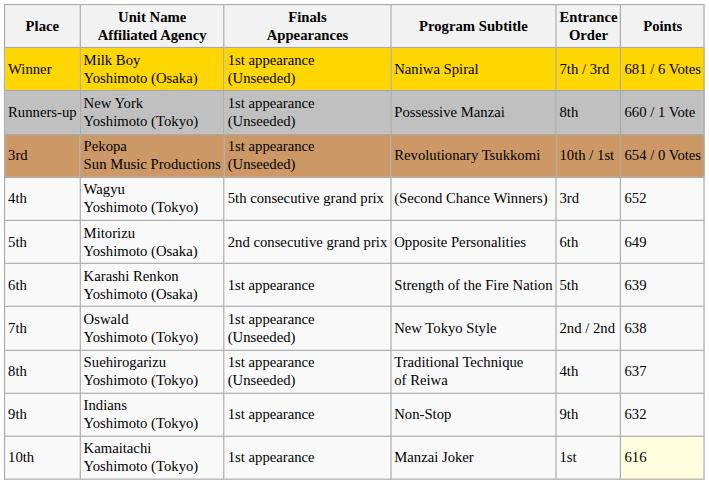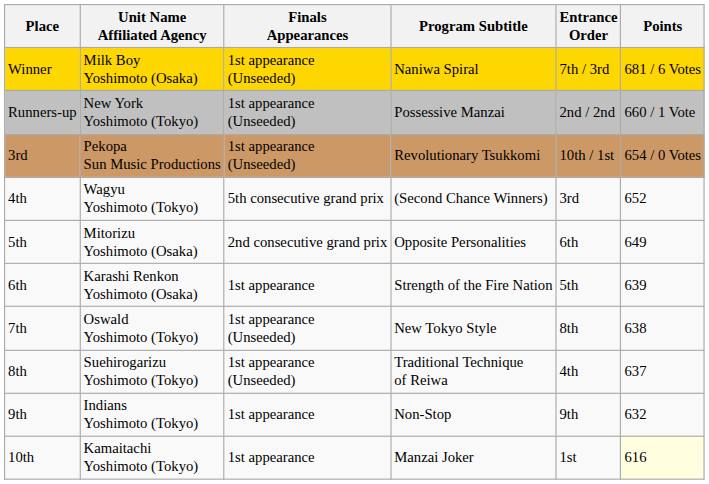(569, 112) 8th -> (587, 112) 2nd / 2nd
(587, 328) 2nd / 2nd -> (569, 328) 8th
